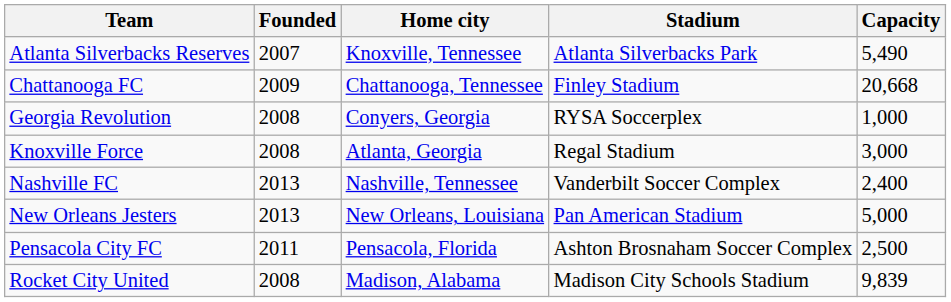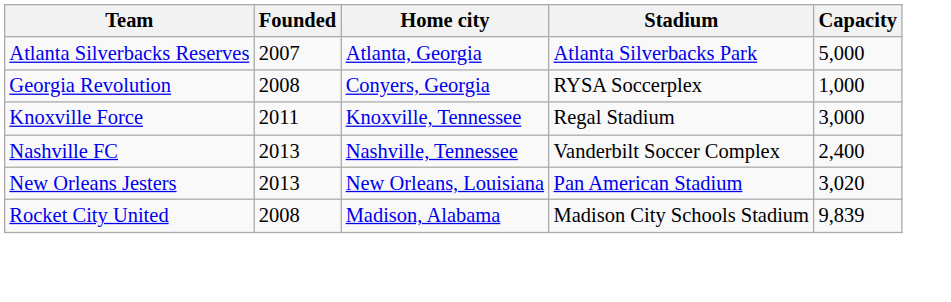(433, 53) Knoxville, Tennessee -> (414, 53) Atlanta, Georgia
(885, 53) 5,490 -> (841, 53) 5,000
- row: (76, 85)
(279, 150) 2008 -> (279, 118) 2011
(414, 150) Atlanta, Georgia -> (433, 118) Knoxville, Tennessee
(885, 215) 5,000 -> (841, 183) 3,020
- row: (86, 248)
